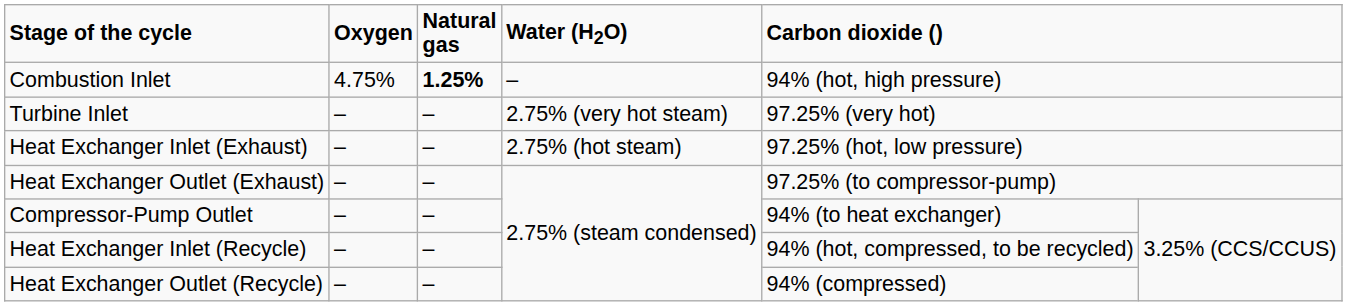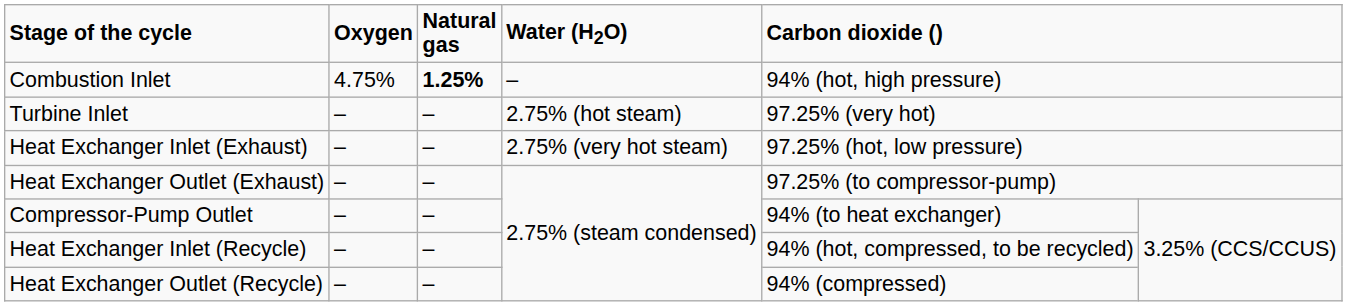(617, 113) 2.75% (very hot steam) -> (594, 113) 2.75% (hot steam)
(594, 147) 2.75% (hot steam) -> (617, 147) 2.75% (very hot steam)
